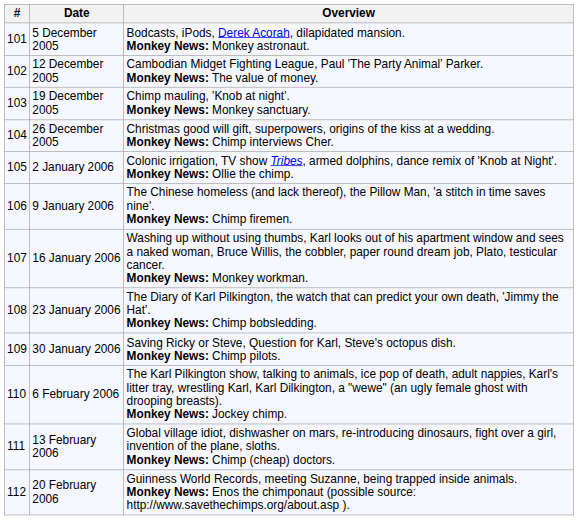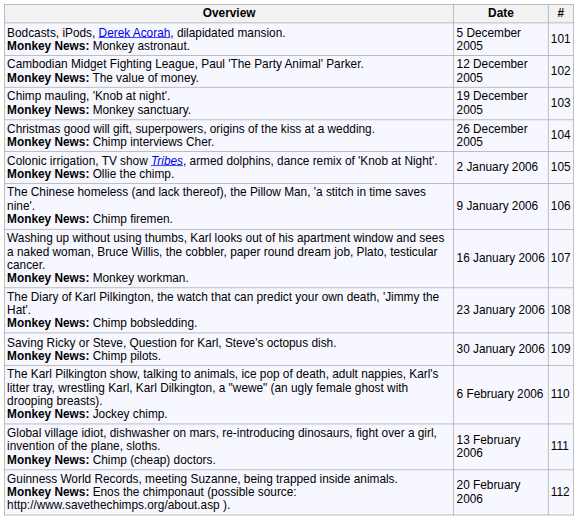columns swapped: (17, 13) <-> (349, 13)
